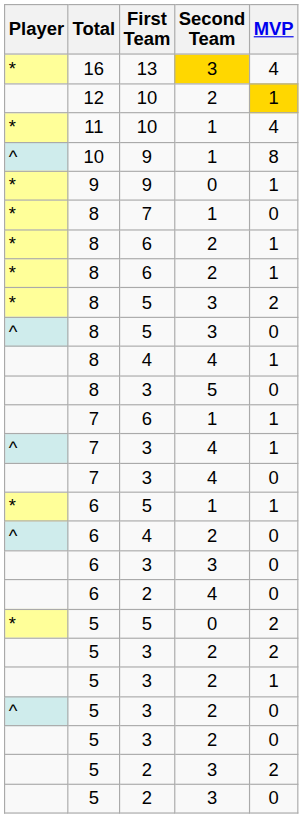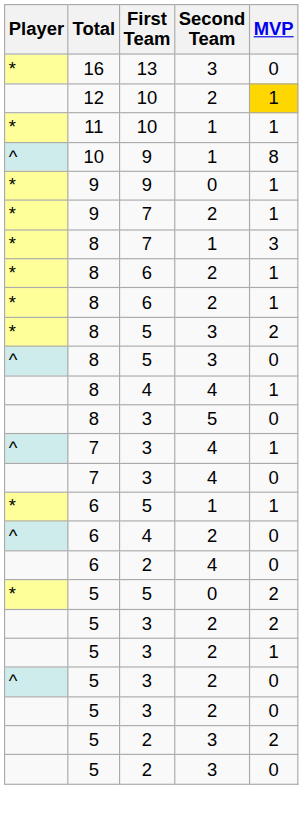(212, 68) gold background -> (212, 68) no background
(274, 68) 4 -> (274, 68) 0
(274, 127) 4 -> (274, 127) 1
+ row: (94, 214)
(274, 214) 0 -> (274, 244) 3
- row: (94, 419)
- row: (94, 565)
